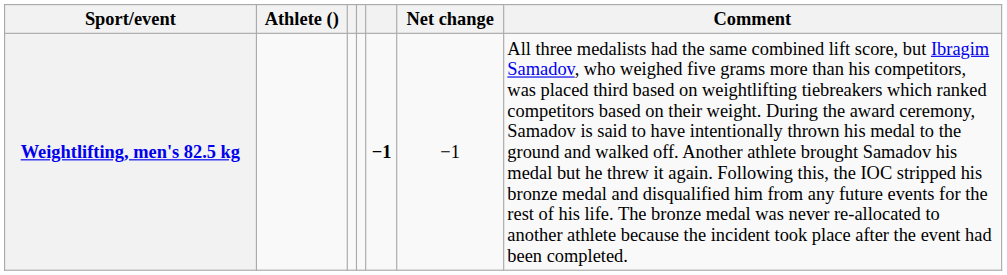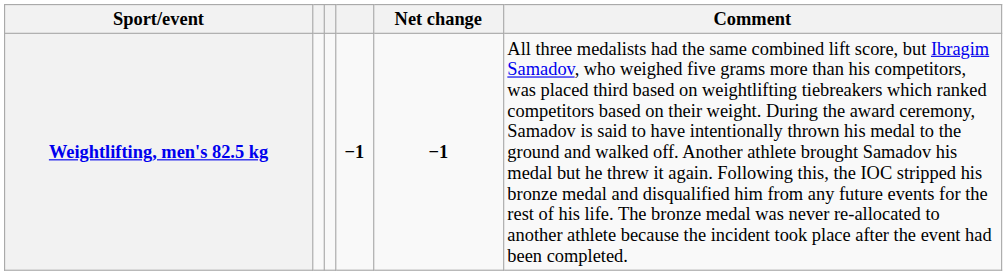- column: (302, 19)
(450, 151) normal -> (438, 151) bold
